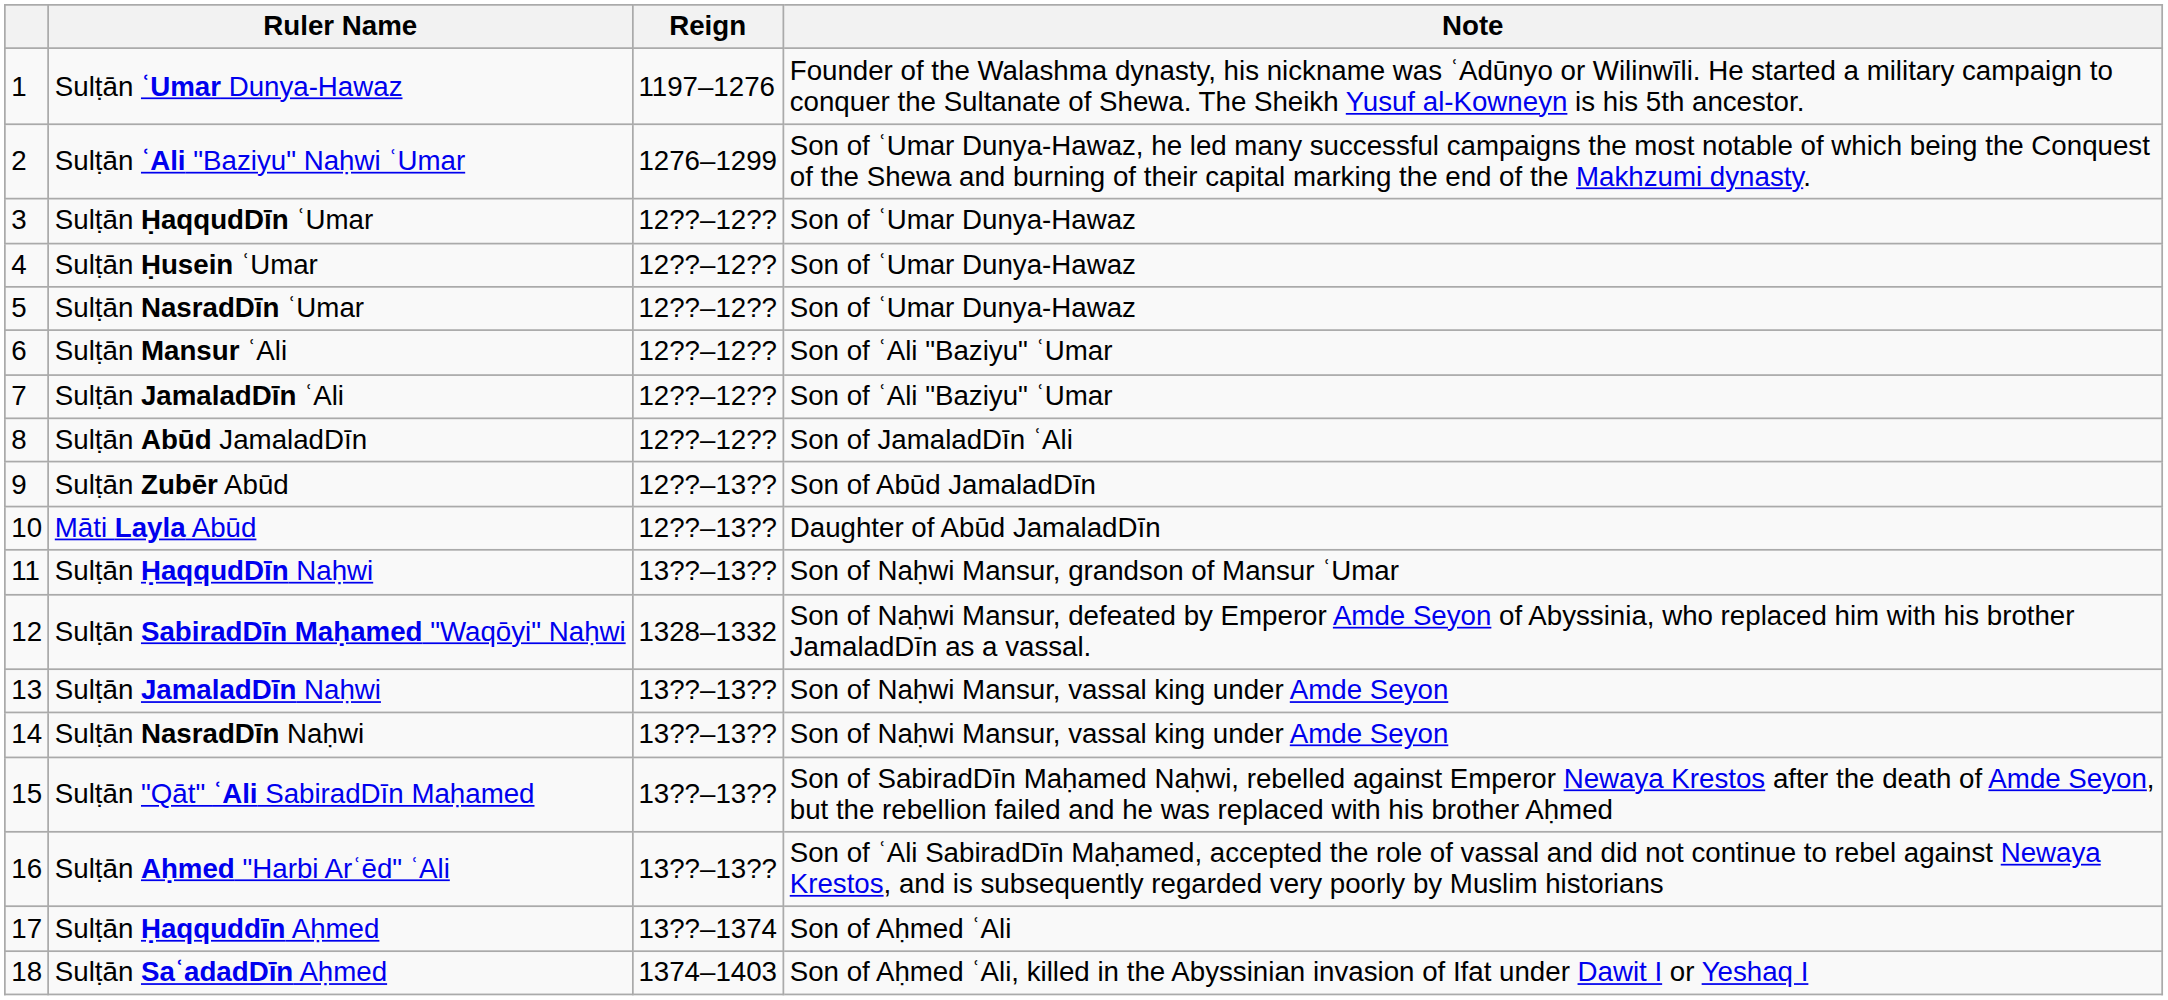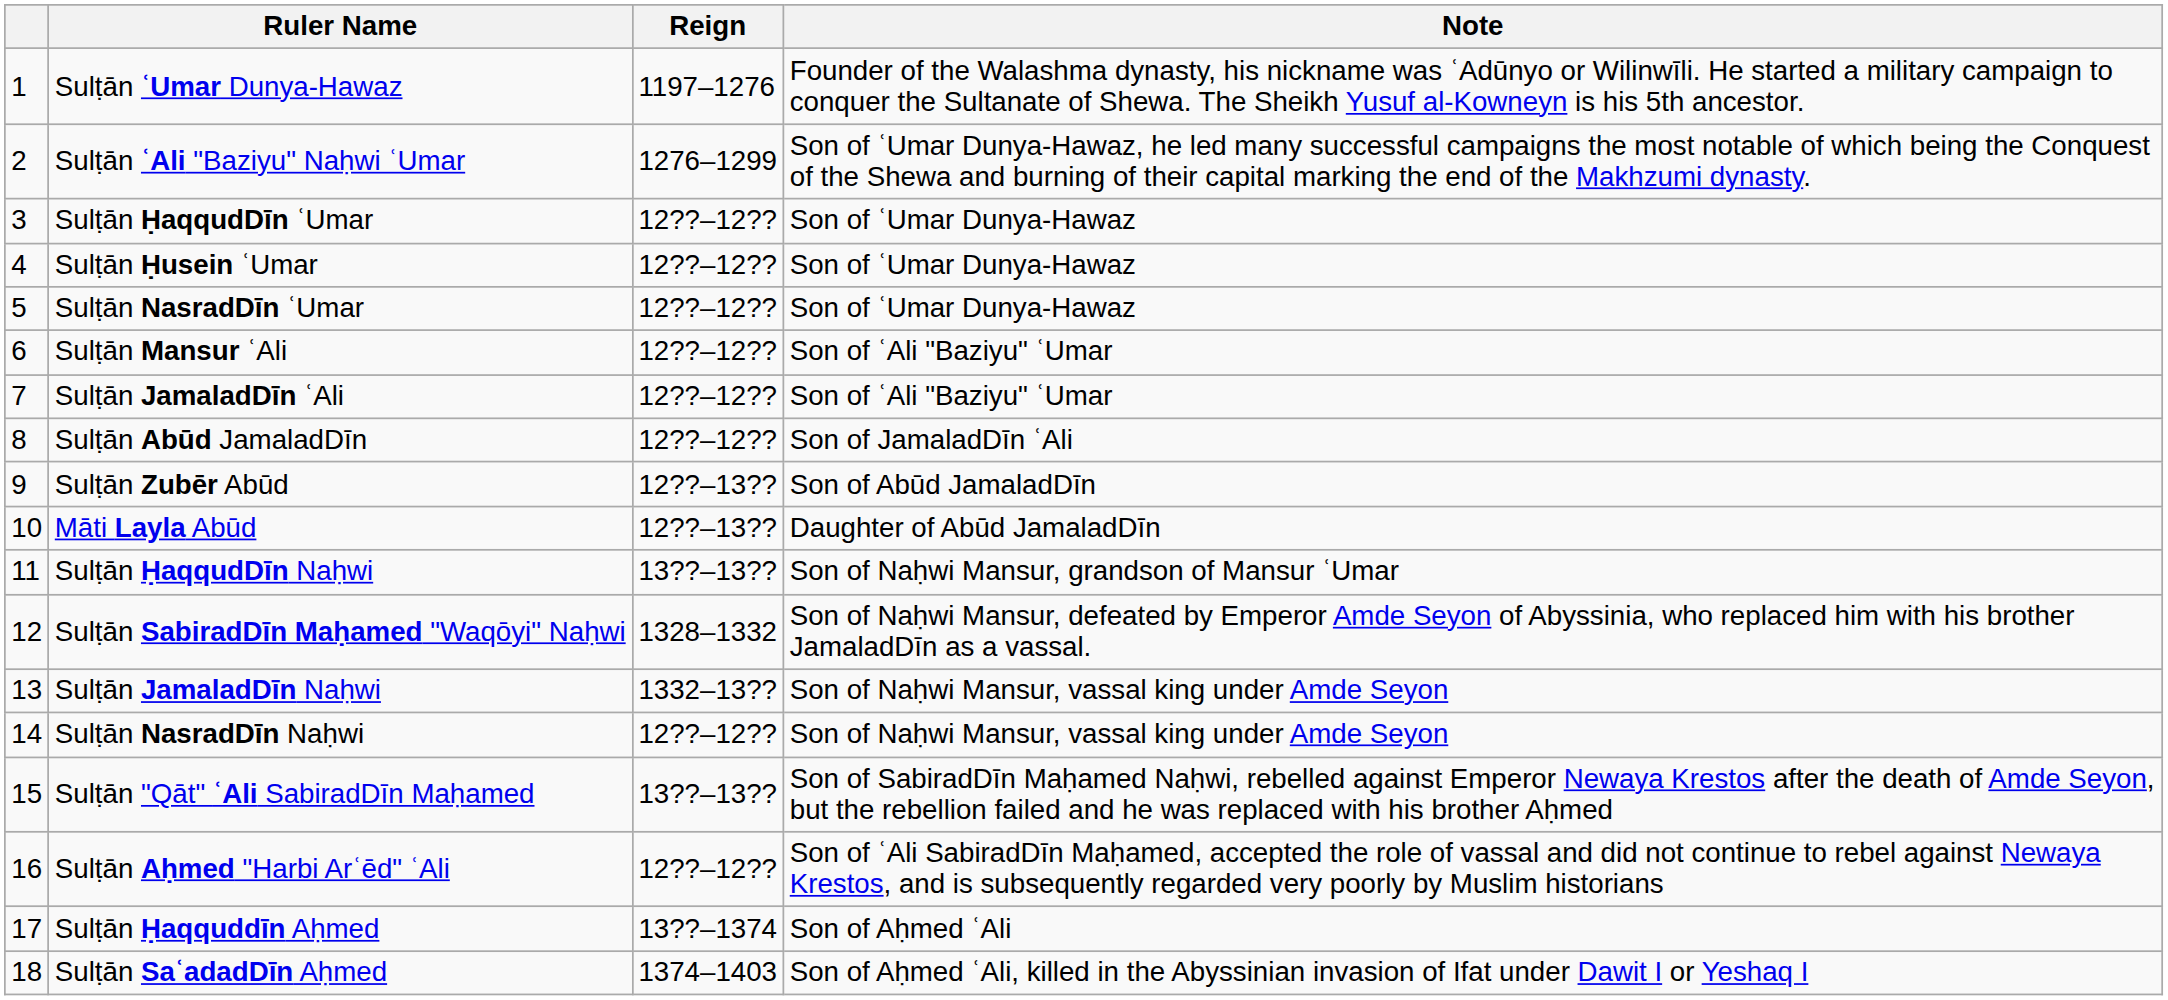(708, 690) 13??–13?? -> (708, 690) 1332–13??
(708, 734) 13??–13?? -> (708, 734) 12??–12??
(708, 868) 13??–13?? -> (708, 868) 12??–12??
